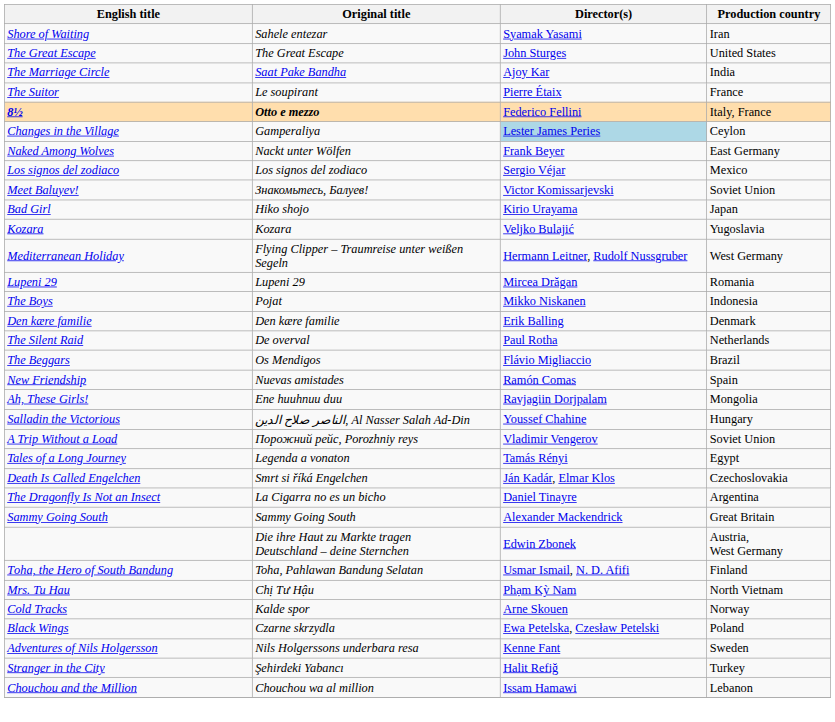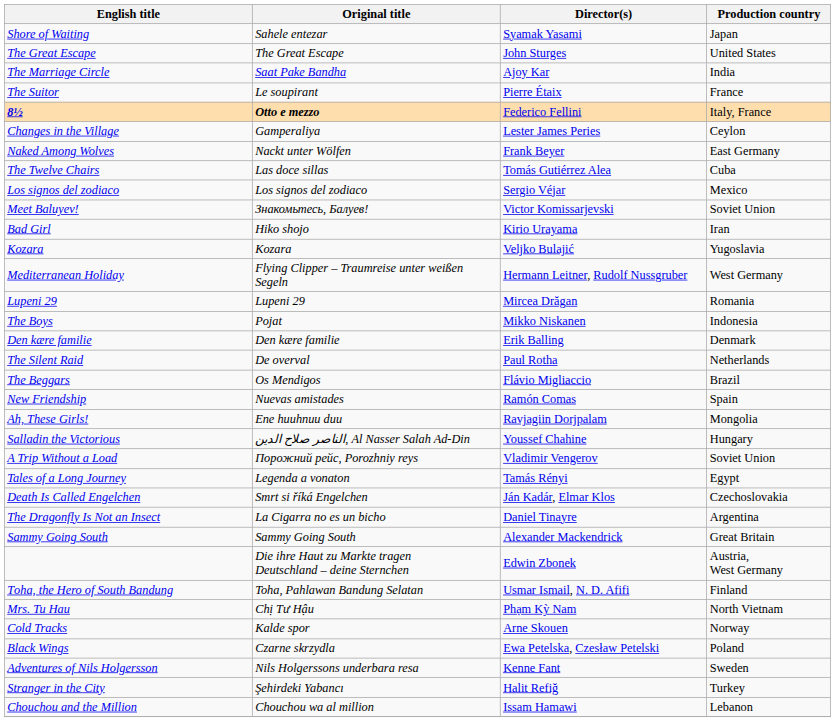(720, 33) Iran -> (724, 33) Japan
(552, 131) lightblue background -> (552, 131) no background
+ row: (53, 170)
(724, 209) Japan -> (720, 229) Iran
